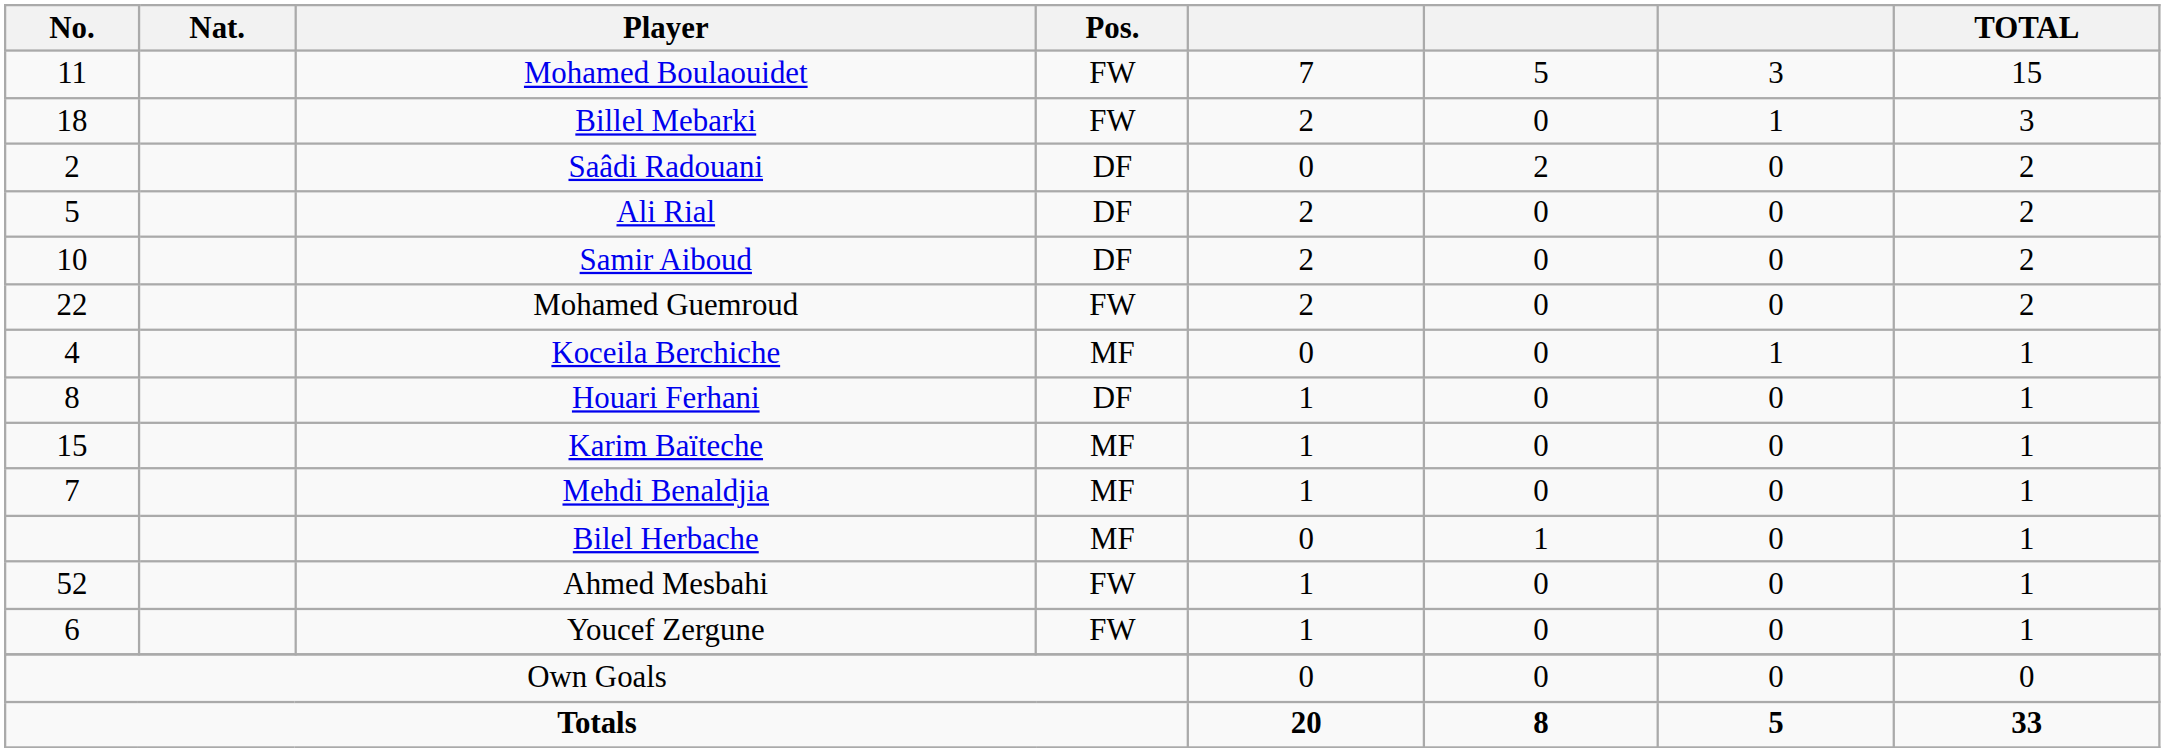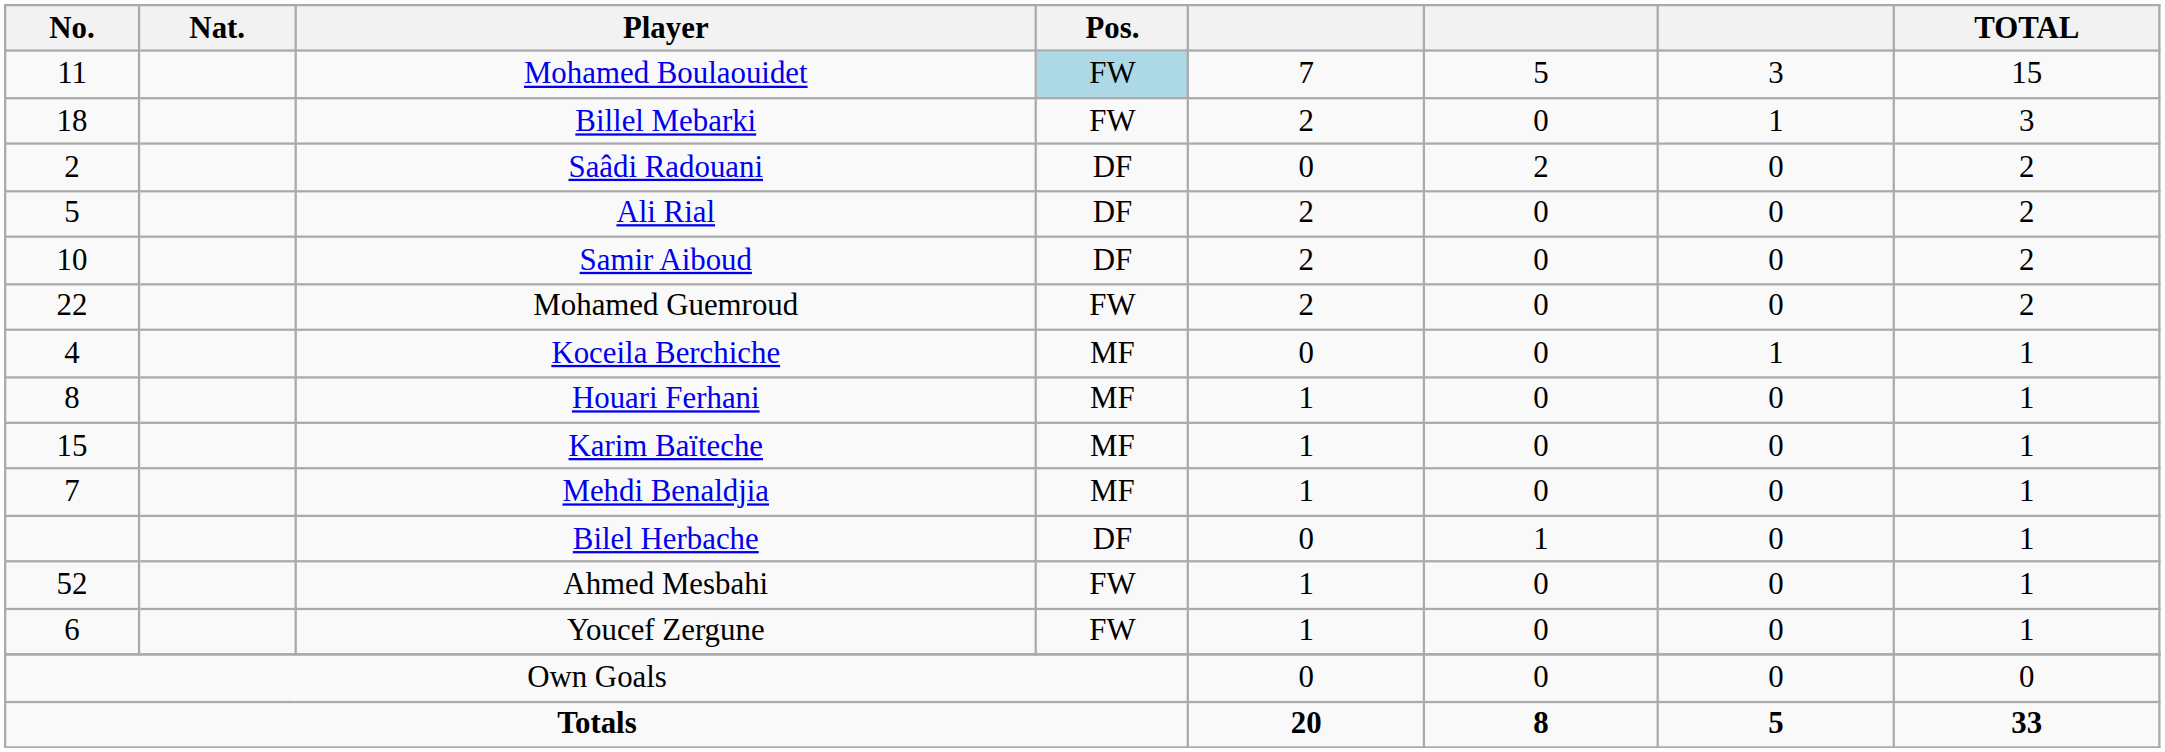(1112, 73) no background -> (1112, 73) lightblue background
(1112, 398) DF -> (1112, 398) MF
(1112, 537) MF -> (1112, 537) DF
